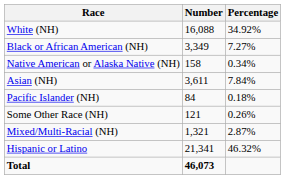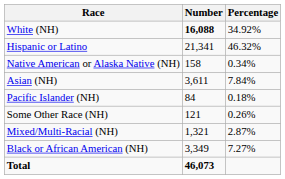(199, 30) normal -> (199, 30) bold
rows swapped: (77, 47) <-> (47, 149)
